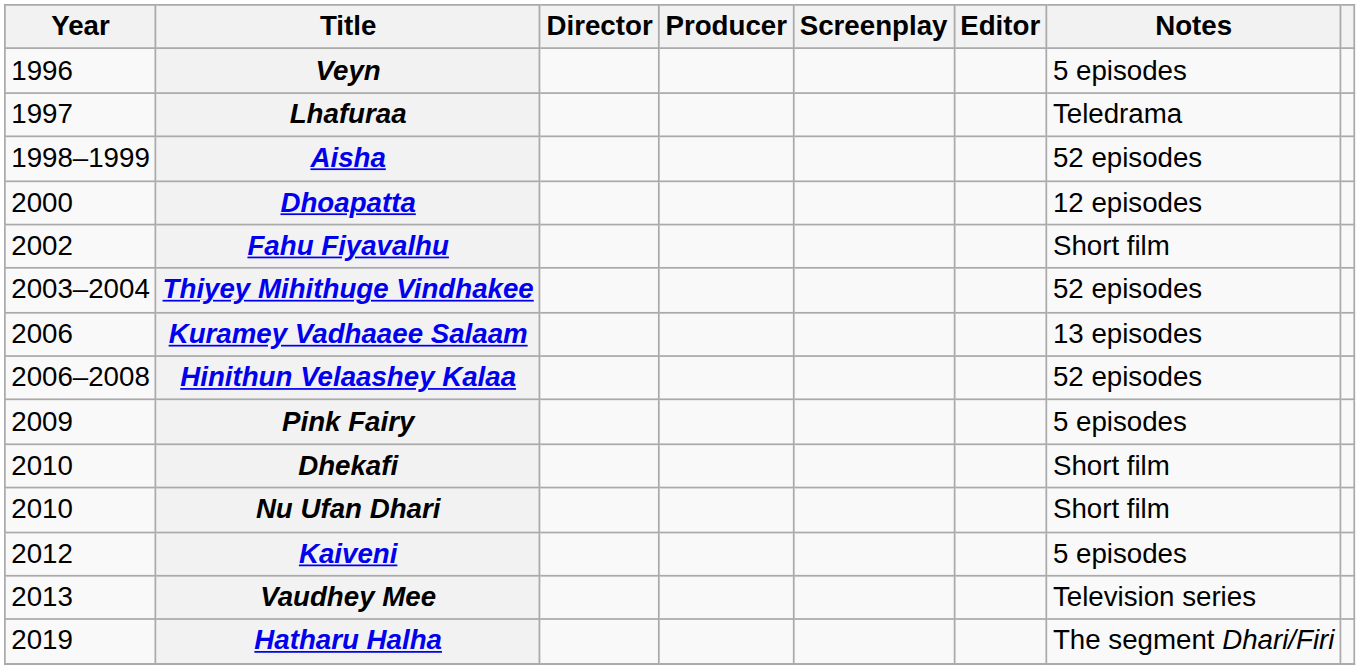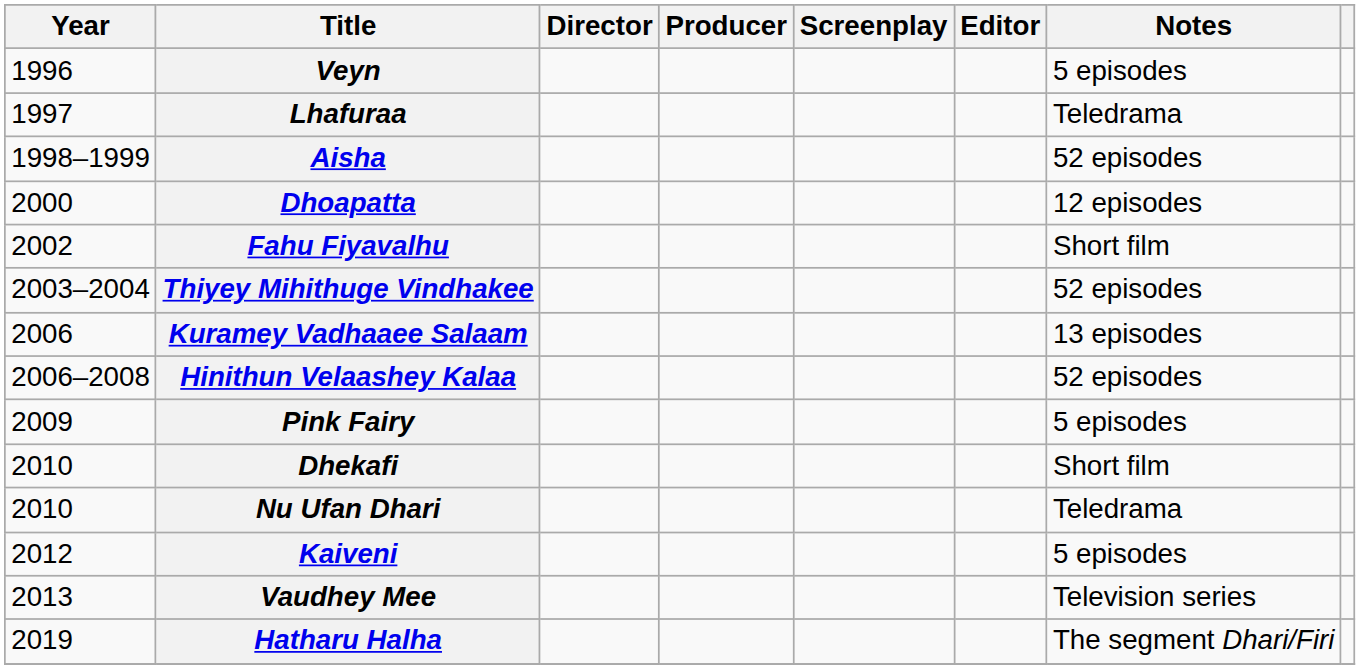(1111, 509) Short film -> (1118, 509) Teledrama
